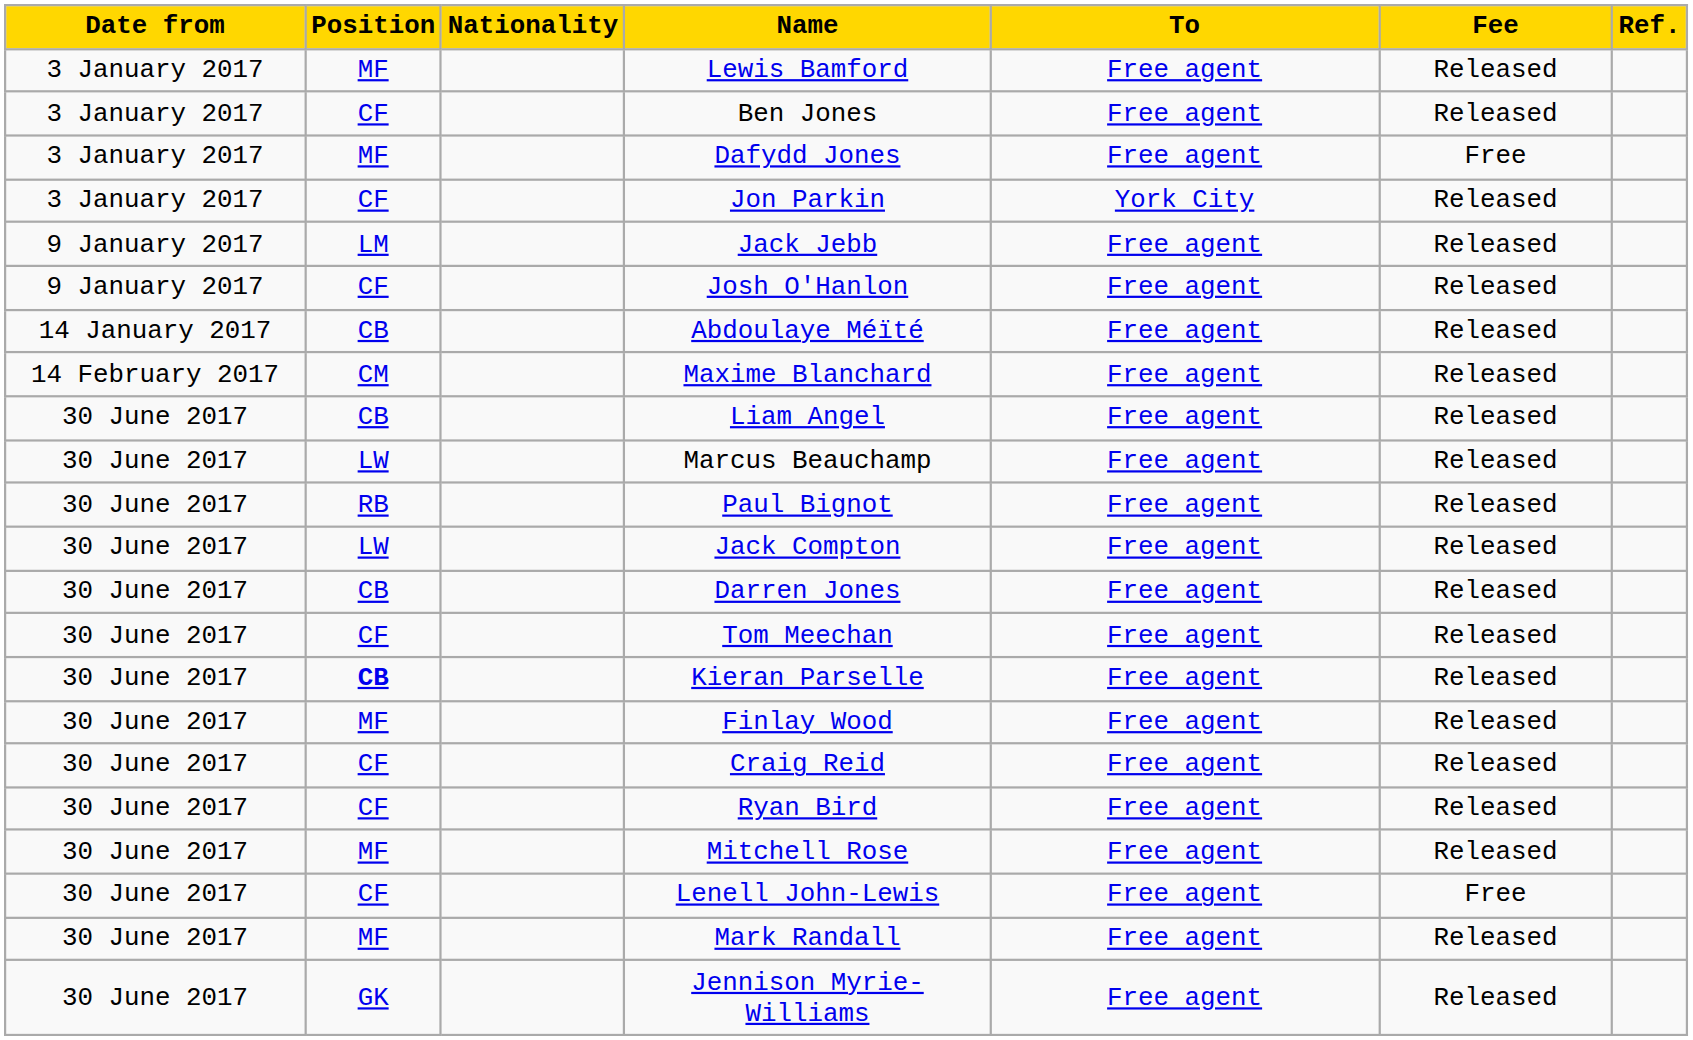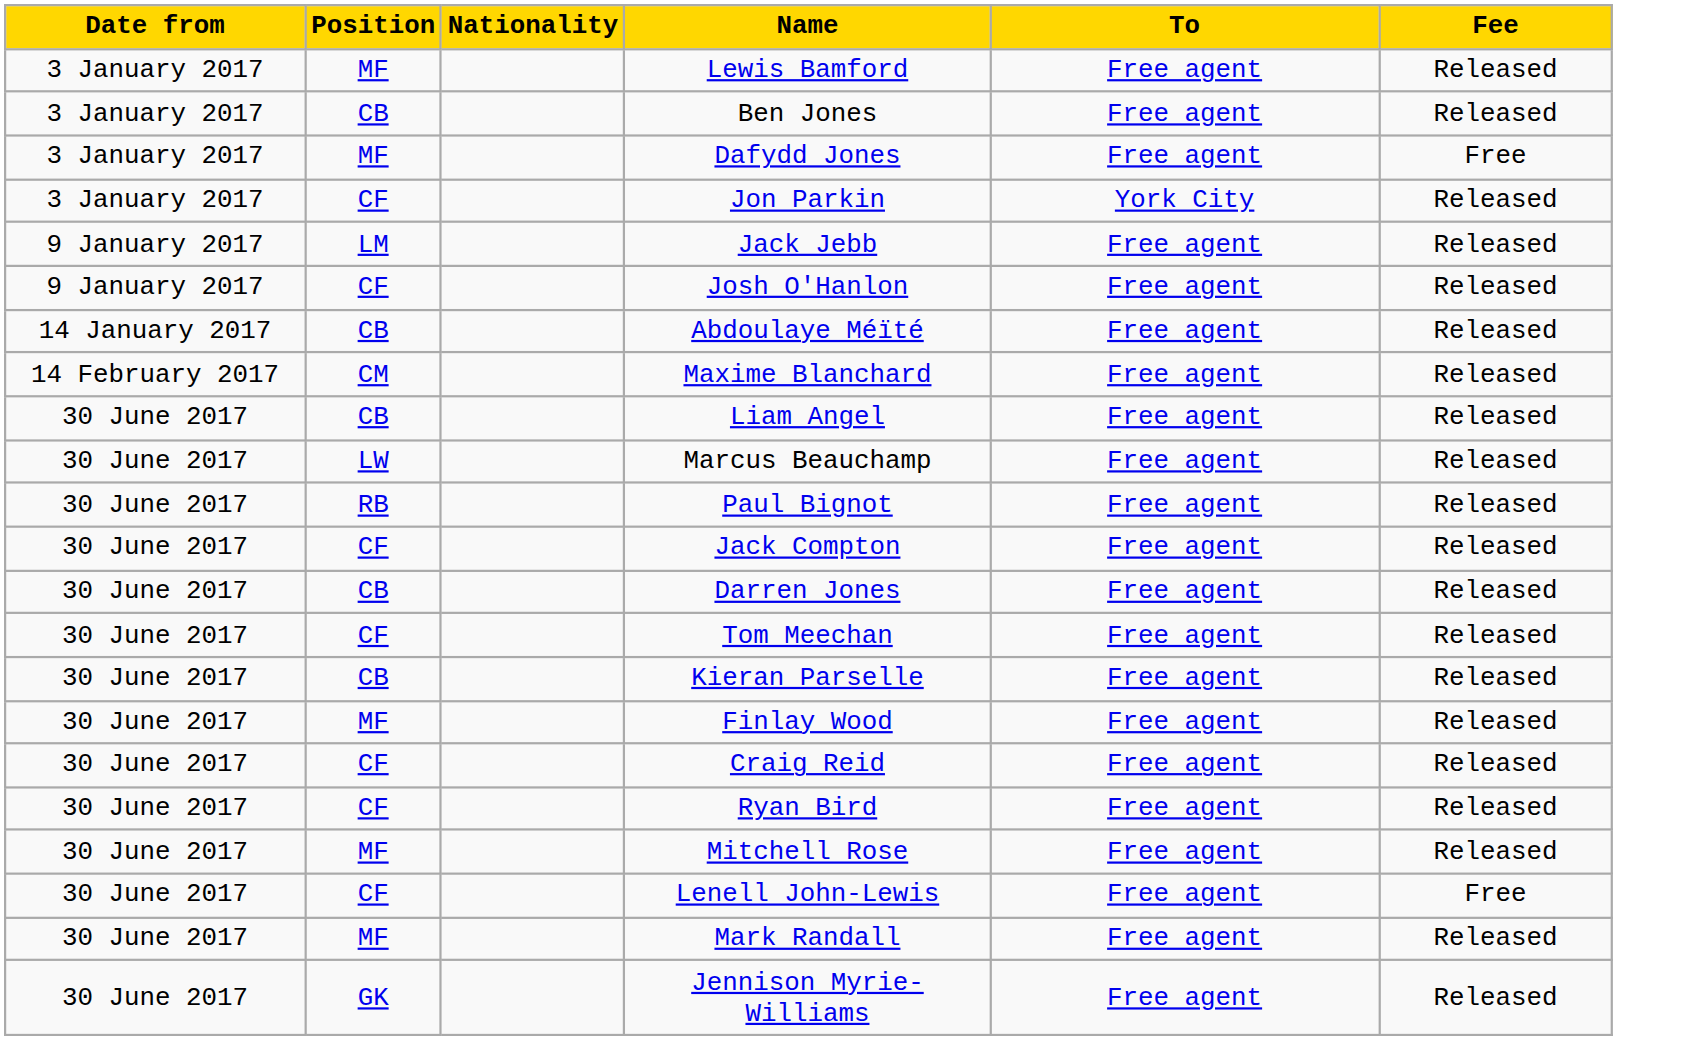- column: (1649, 27)
(373, 113) CF -> (373, 113) CB
(373, 548) LW -> (373, 548) CF
(373, 678) bold -> (373, 678) normal
